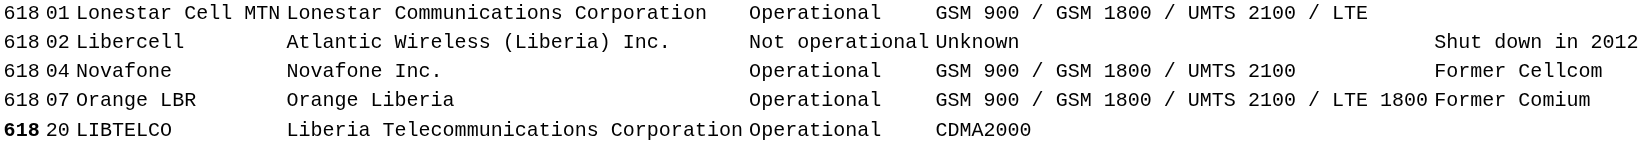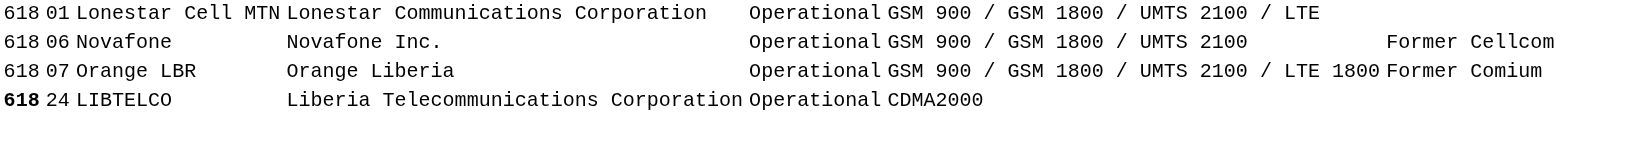- row: (130, 42)
(58, 72) 04 -> (58, 42) 06
(58, 130) 20 -> (58, 101) 24
